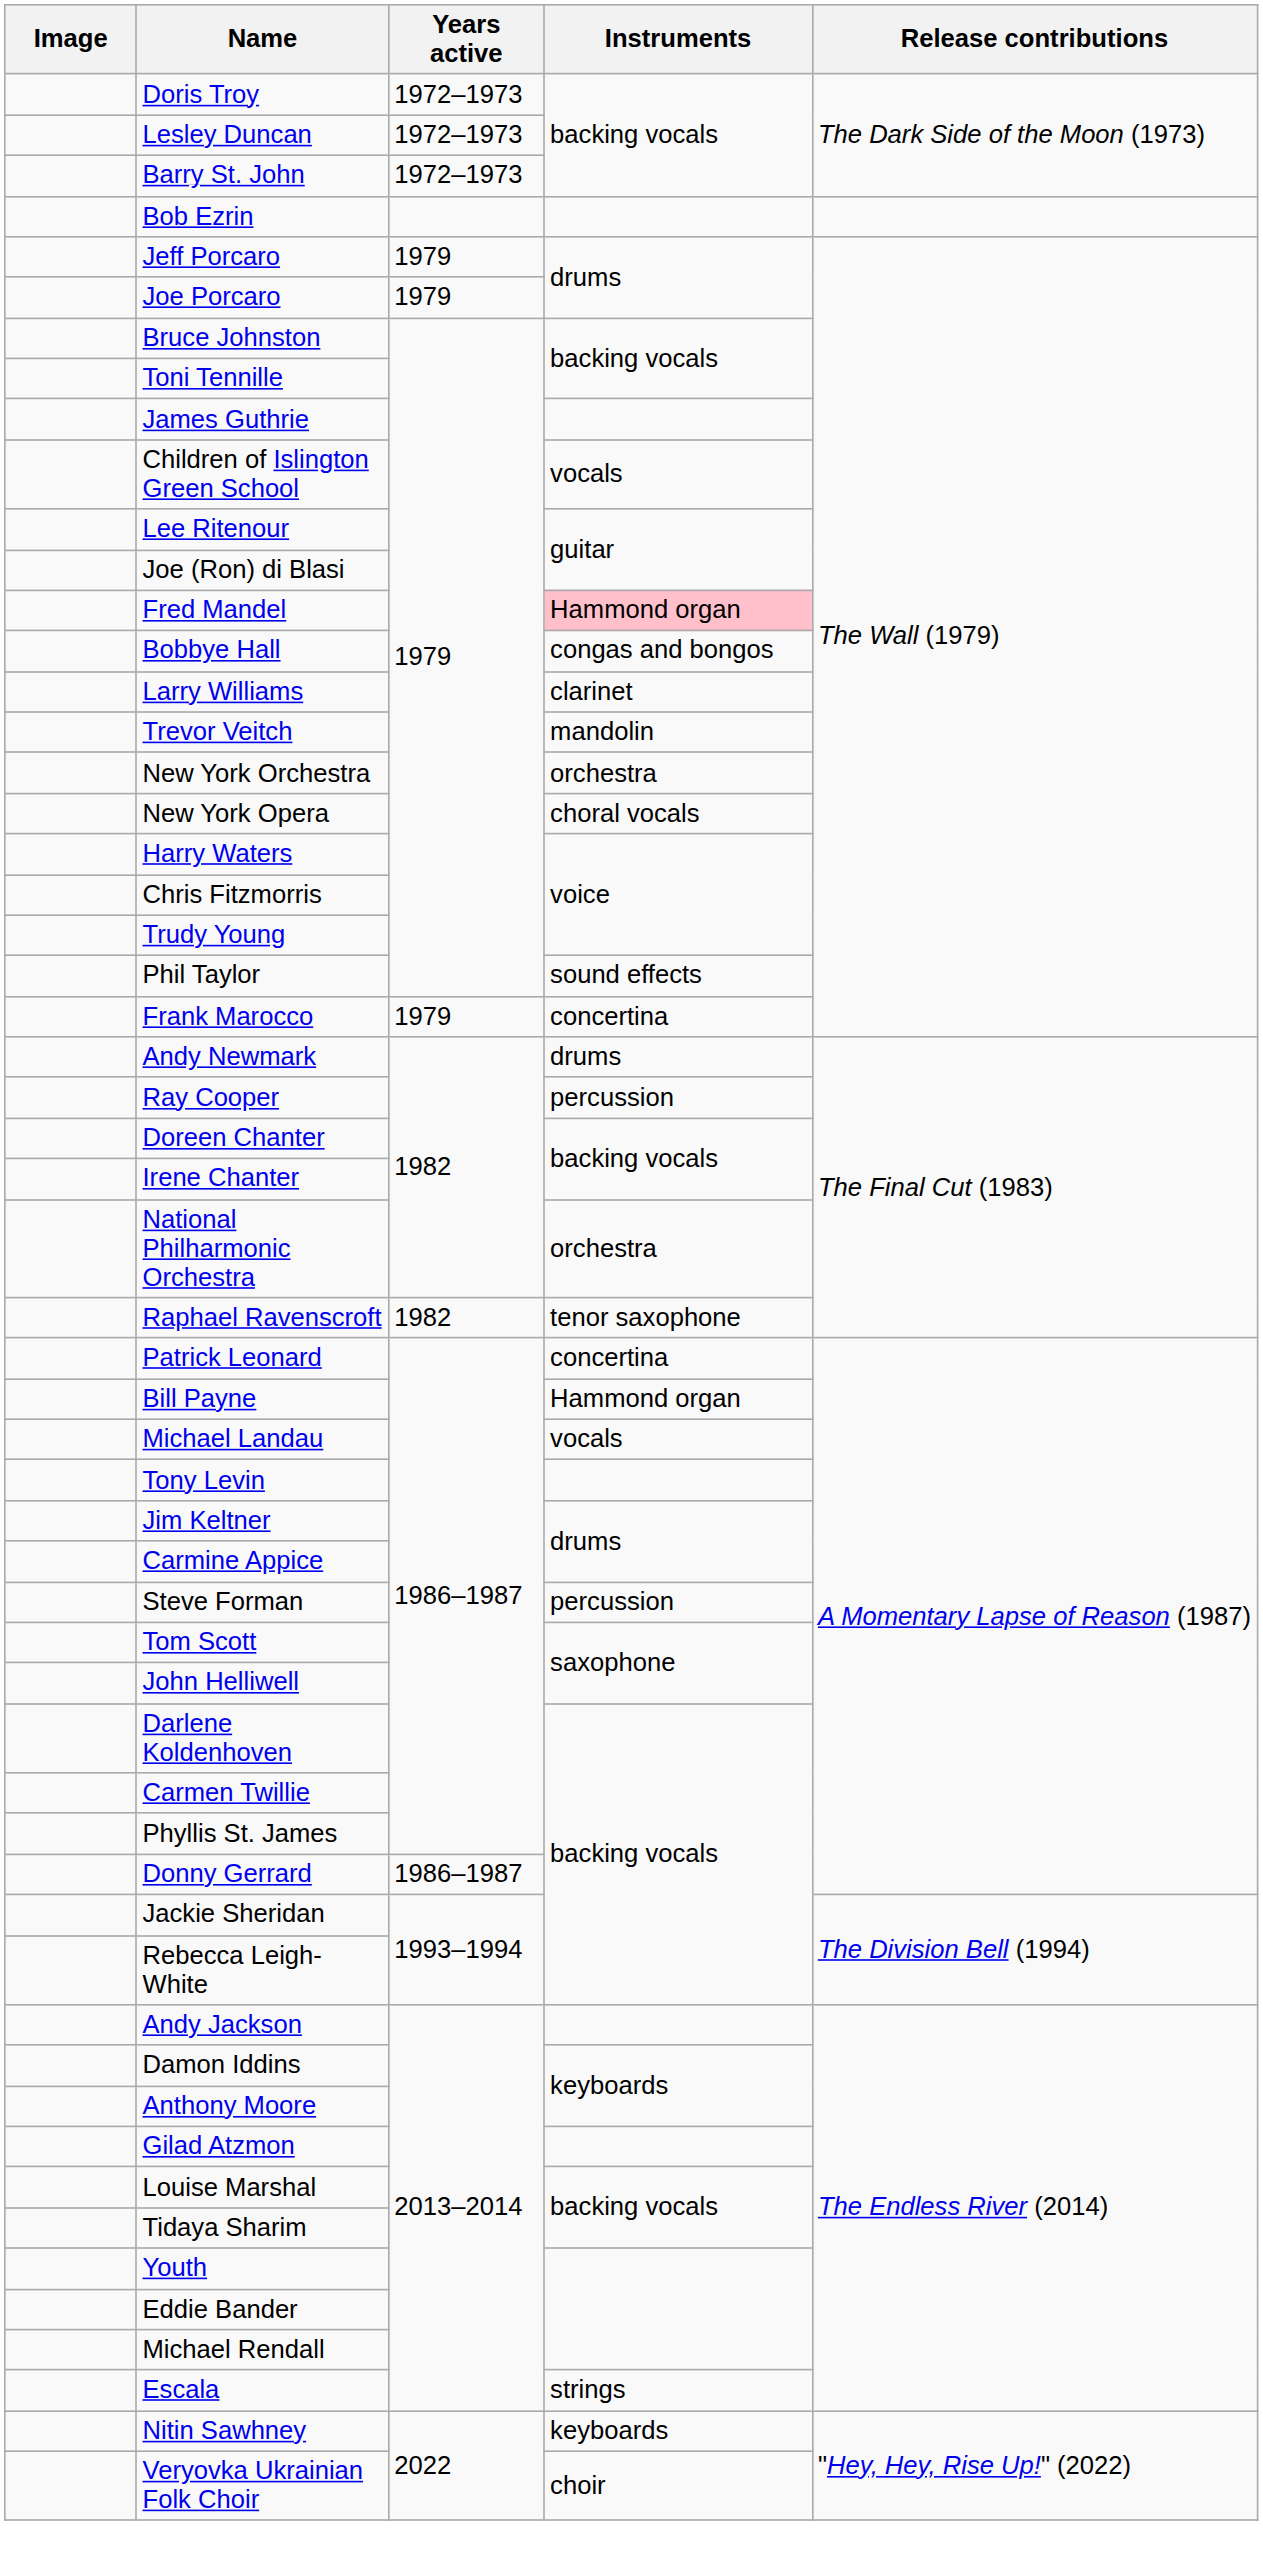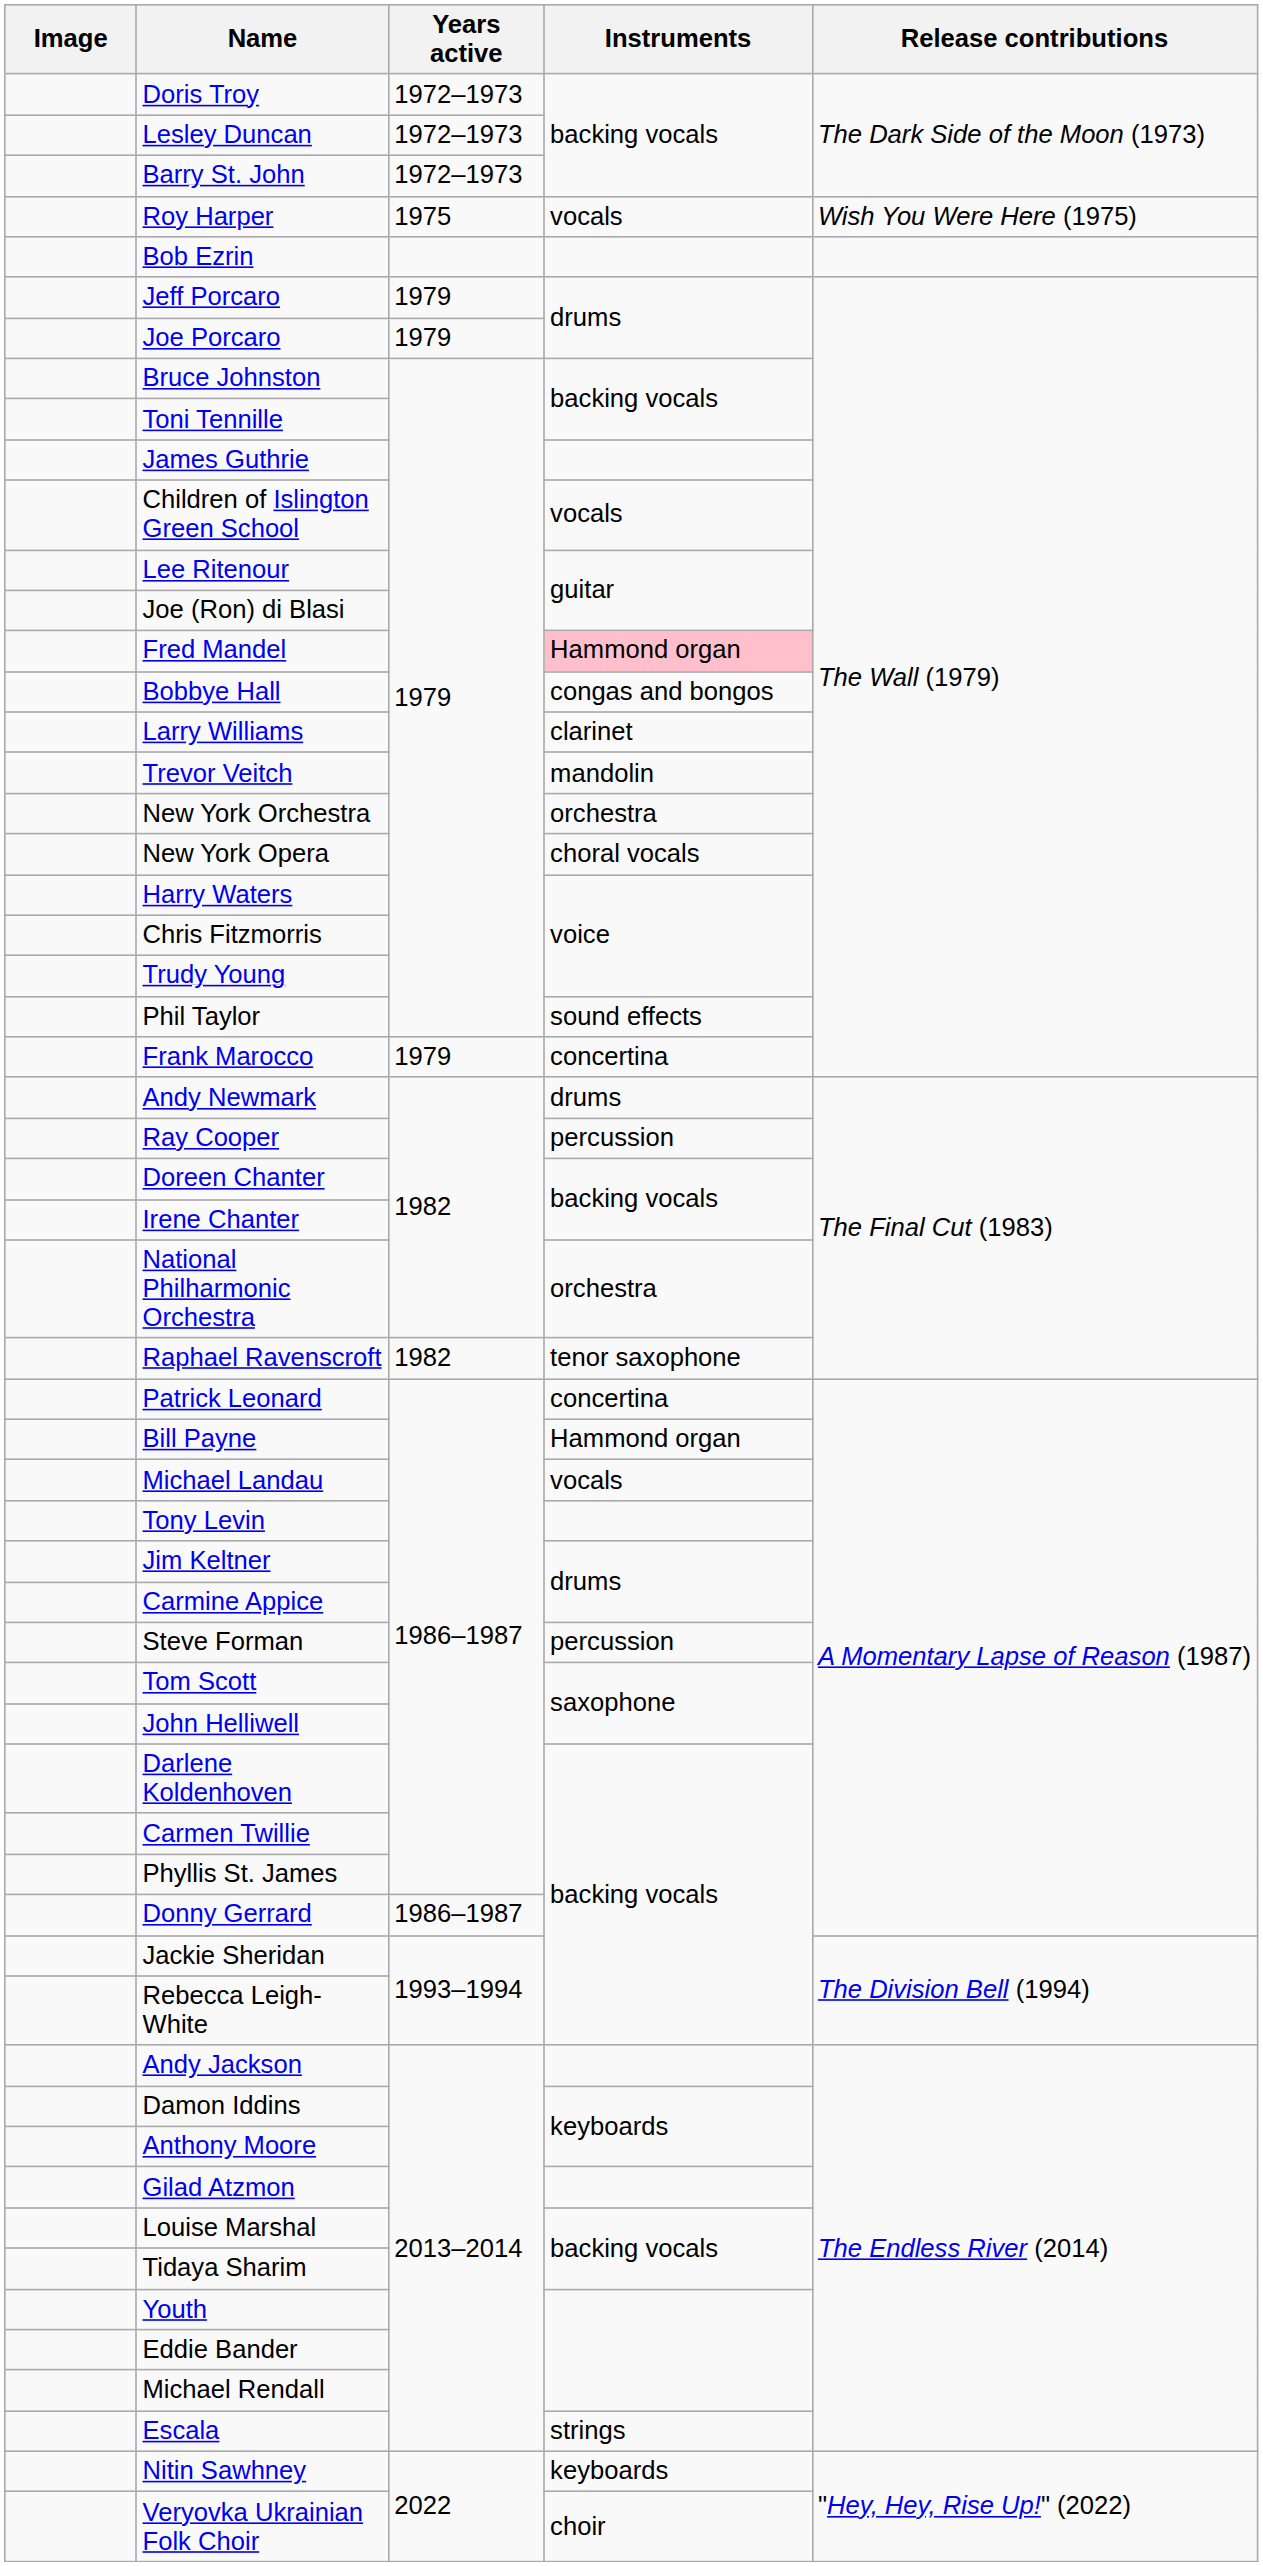+ row: (208, 216)
